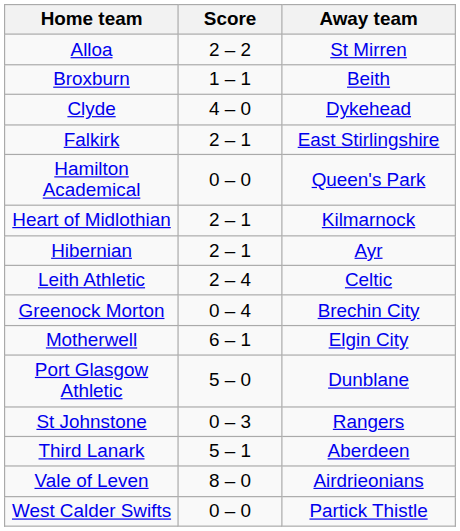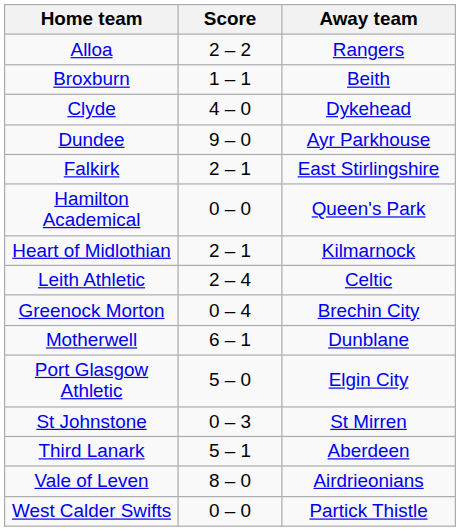(369, 49) St Mirren -> (369, 49) Rangers
+ row: (92, 139)
- row: (92, 250)
(369, 340) Elgin City -> (369, 340) Dunblane
(369, 380) Dunblane -> (369, 380) Elgin City
(369, 421) Rangers -> (369, 421) St Mirren
